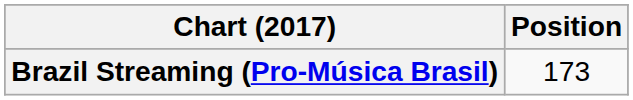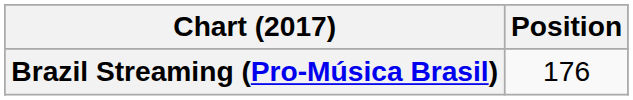(567, 71) 173 -> (567, 71) 176
